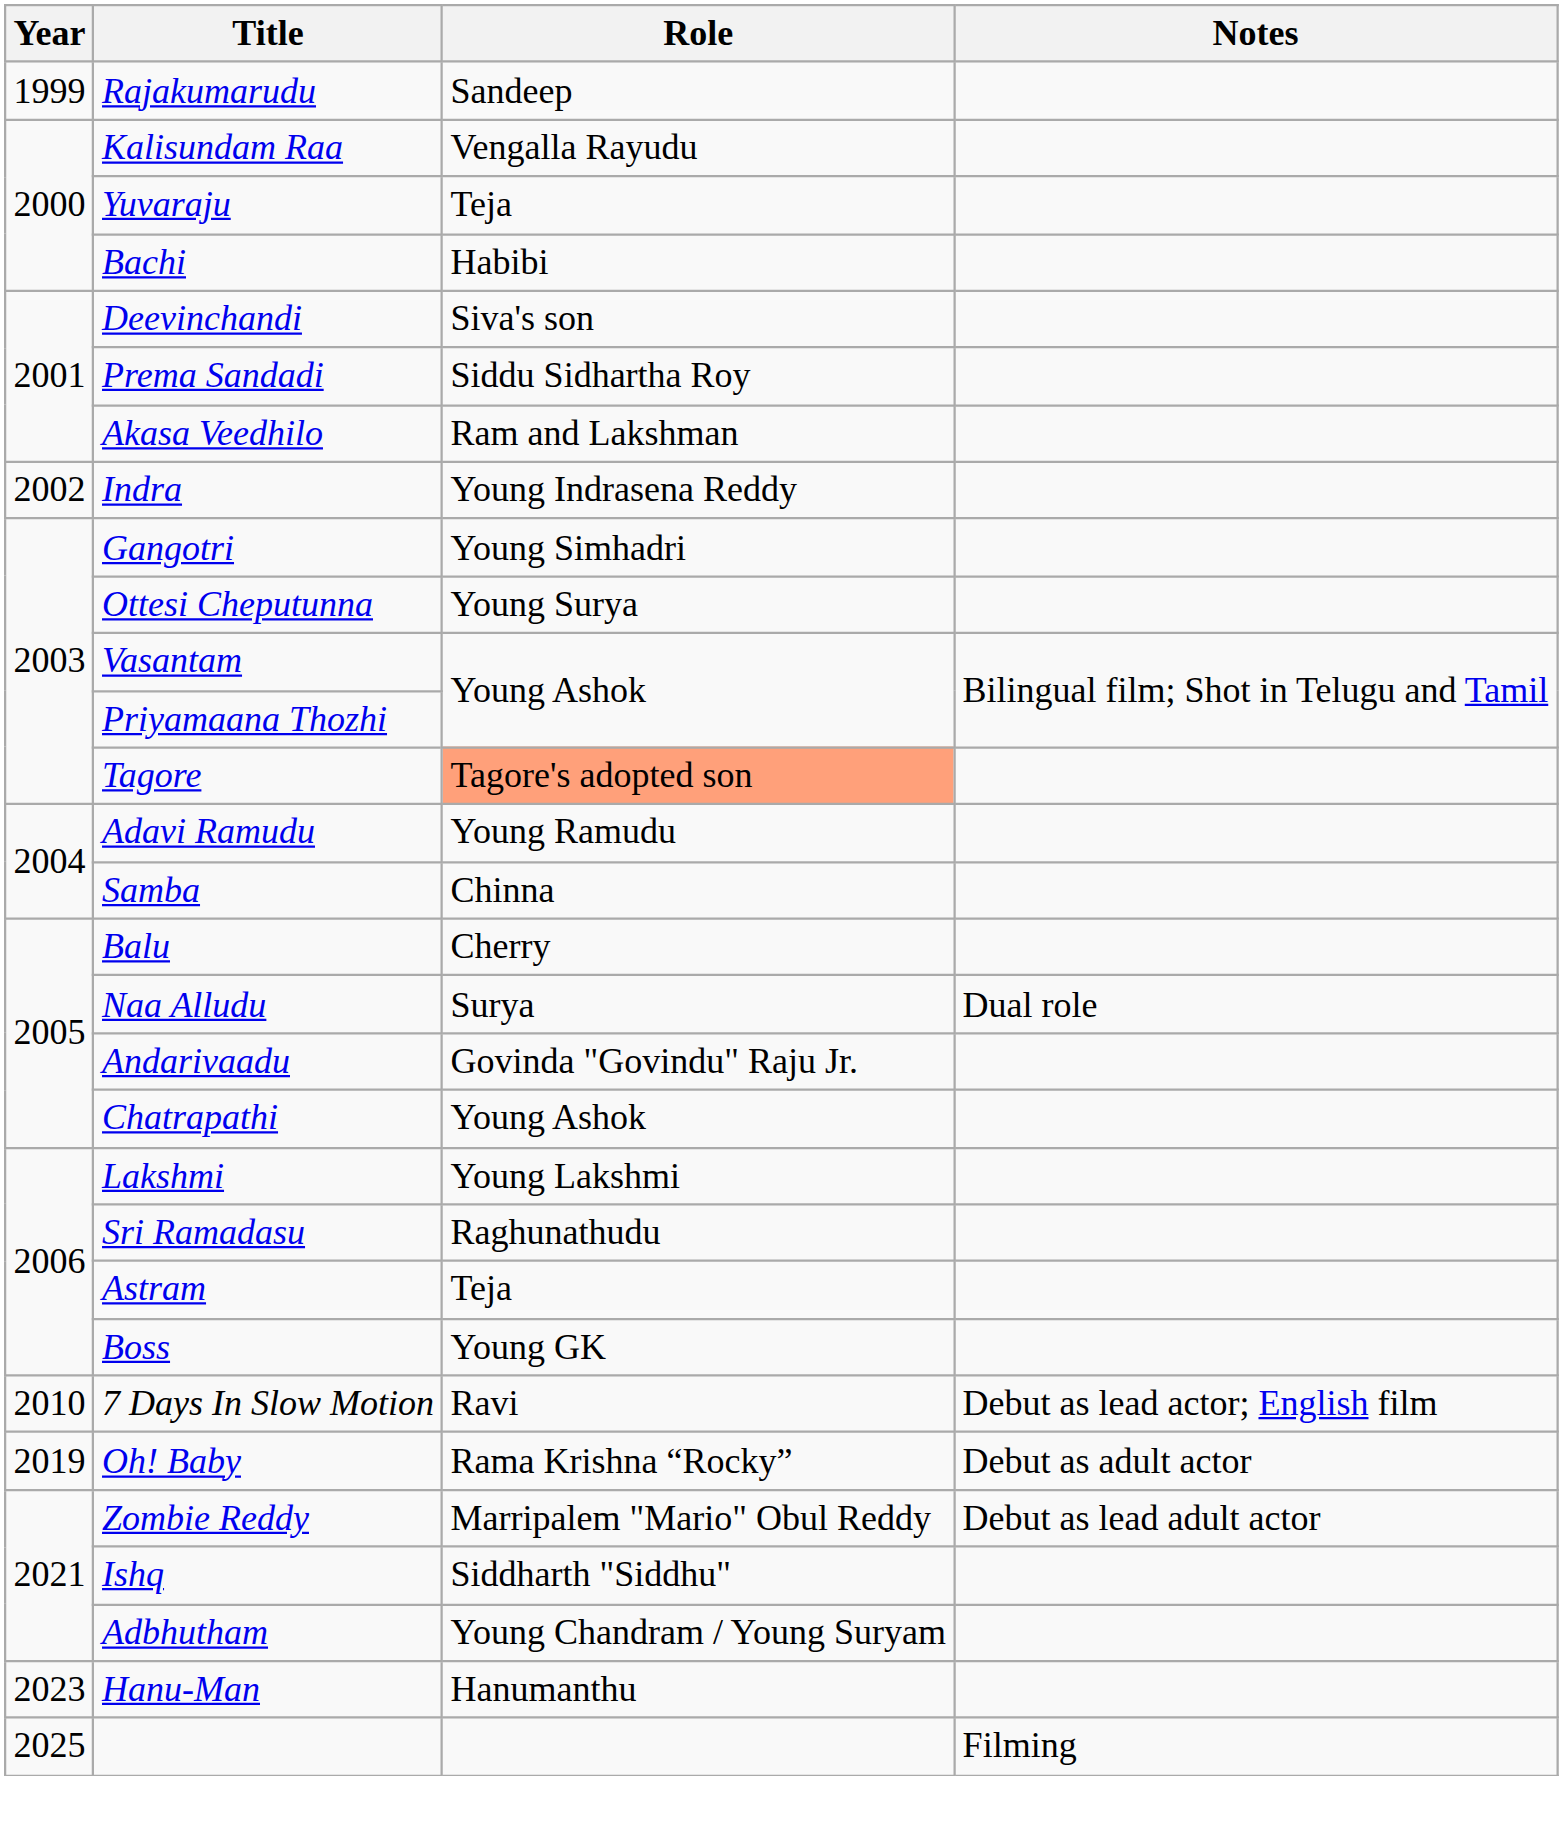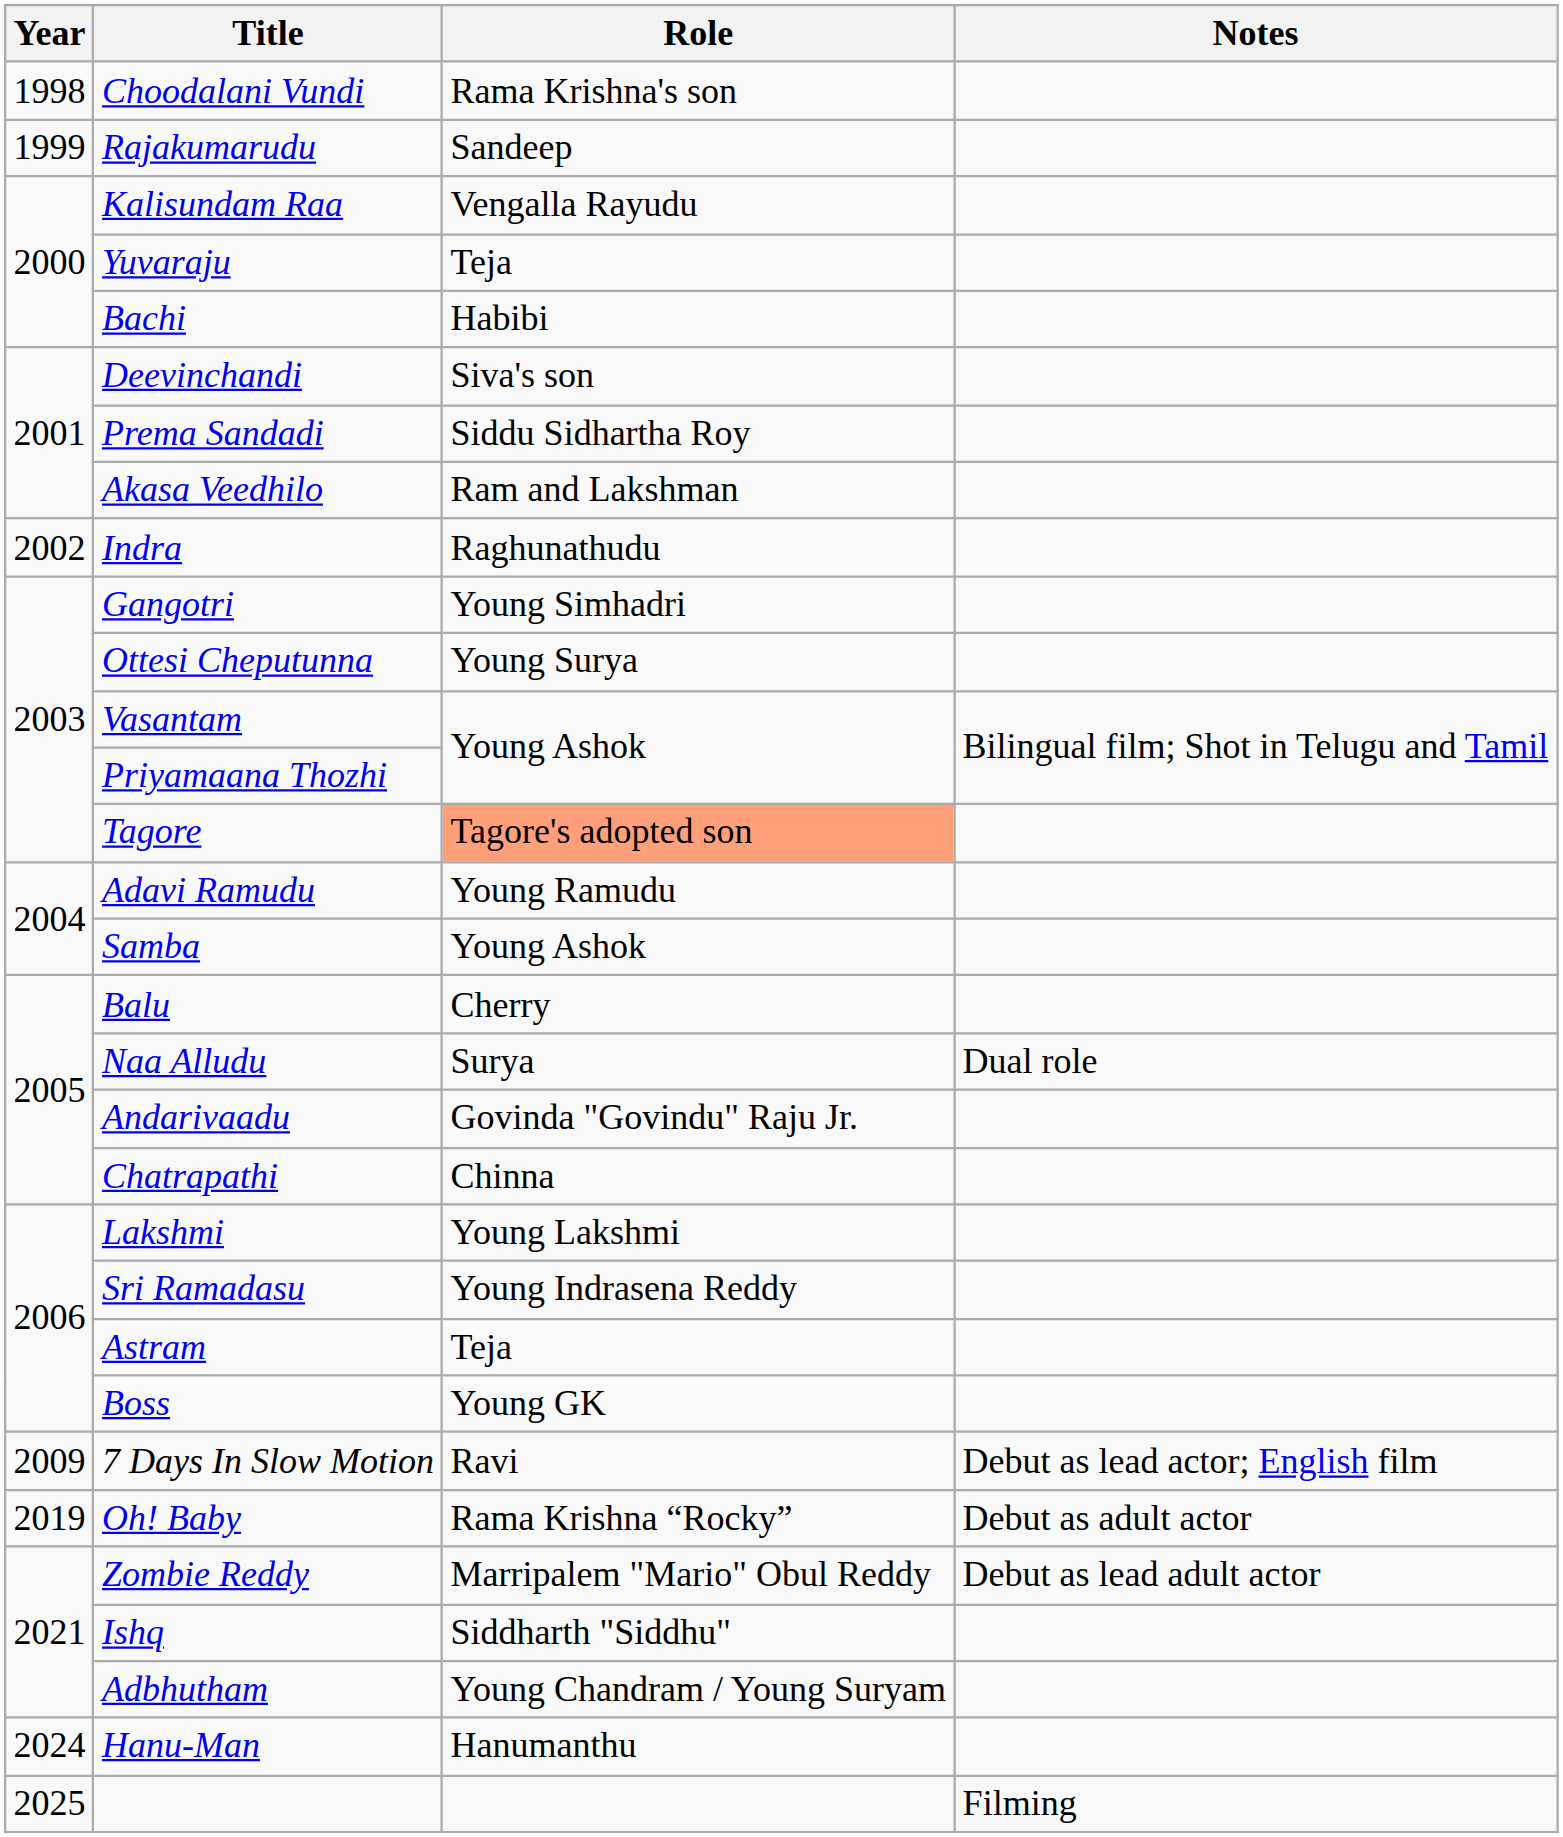+ row: (233, 90)
(624, 489) Young Indrasena Reddy -> (556, 546) Raghunathudu
(503, 889) Chinna -> (548, 946) Young Ashok
(548, 1117) Young Ashok -> (503, 1174) Chinna
(556, 1232) Raghunathudu -> (624, 1289) Young Indrasena Reddy
(49, 1403) 2010 -> (49, 1460) 2009
(49, 1688) 2023 -> (49, 1745) 2024
